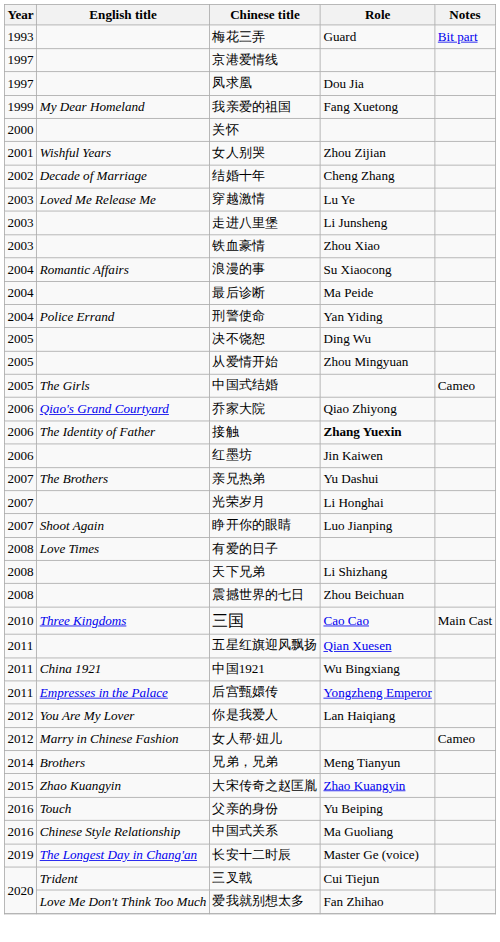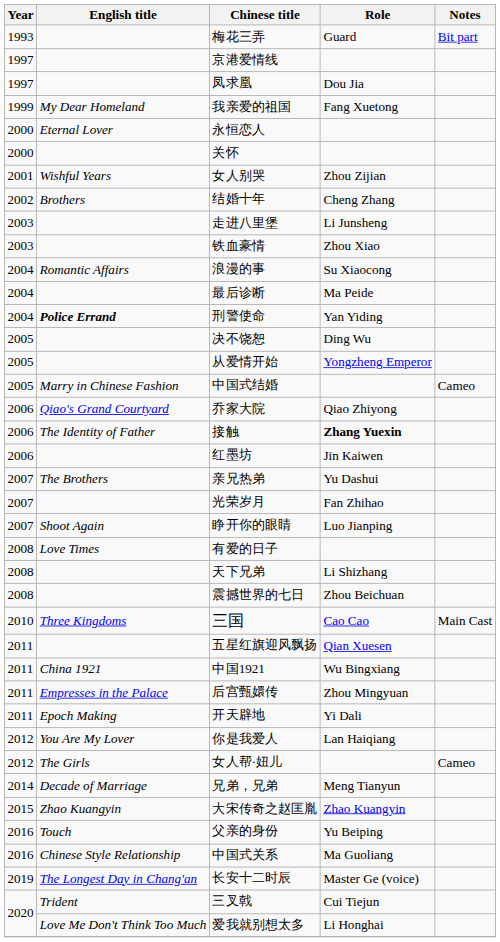+ row: (239, 129)
(93, 176) Decade of Marriage -> (62, 199) Brothers
- row: (239, 199)
(77, 316) normal -> (78, 316) bold
(366, 362) Zhou Mingyuan -> (378, 362) Yongzheng Emperor
(65, 385) The Girls -> (109, 385) Marry in Chinese Fashion
(354, 502) Li Honghai -> (354, 502) Fan Zhihao
(378, 692) Yongzheng Emperor -> (366, 692) Zhou Mingyuan
+ row: (239, 715)
(109, 739) Marry in Chinese Fashion -> (65, 762) The Girls
(62, 762) Brothers -> (93, 785) Decade of Marriage
(354, 901) Fan Zhihao -> (354, 925) Li Honghai
